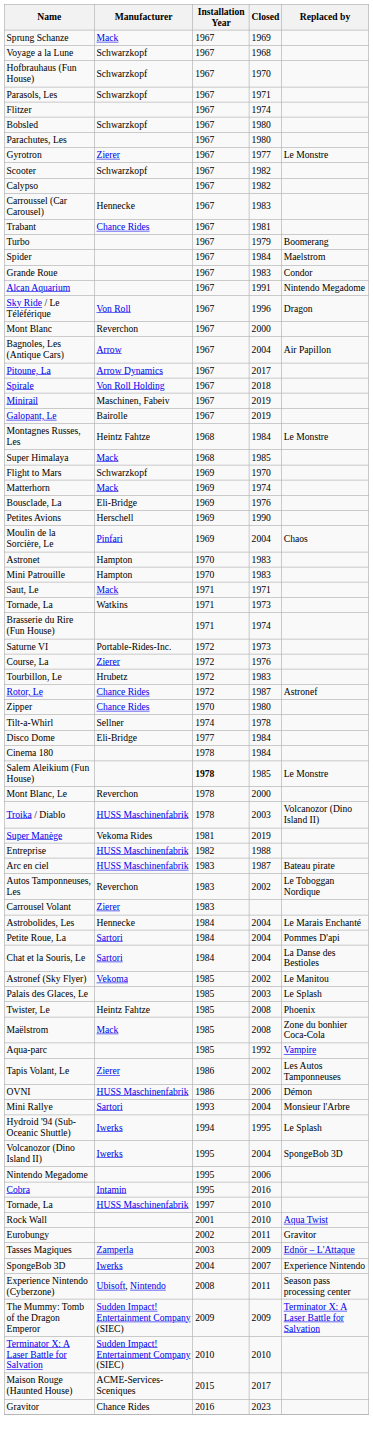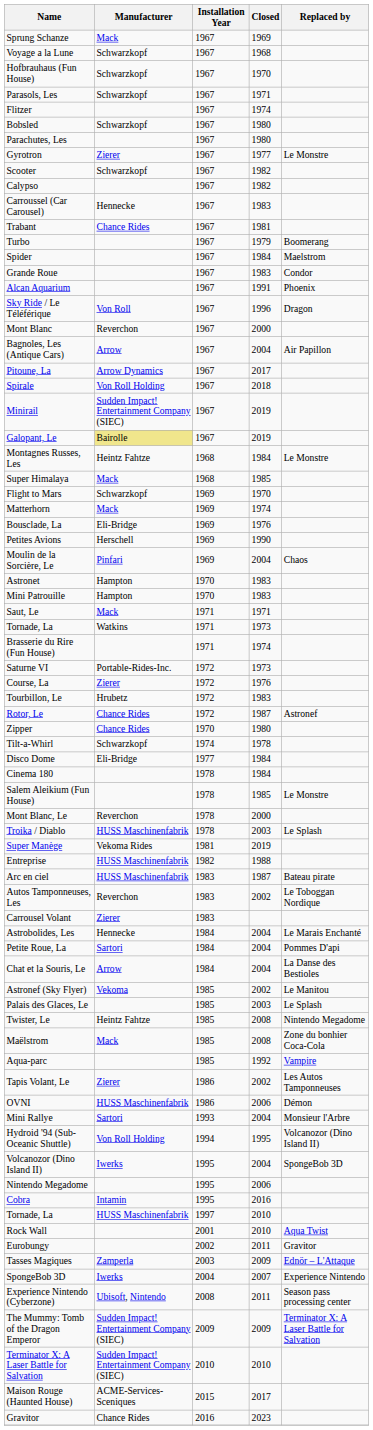(324, 288) Nintendo Megadome -> (299, 288) Phoenix
(133, 401) Maschinen, Fabeiv -> (144, 411) Sudden Impact! Entertainment Company (SIEC)
(112, 416) no background -> (112, 437) khaki background
(110, 722) Sellner -> (122, 744) Schwarzkopf
(205, 773) bold -> (205, 795) normal
(318, 815) Volcanozor (Dino Island II) -> (303, 831) Le Splash
(110, 958) Sartori -> (109, 969) Arrow
(299, 1009) Phoenix -> (324, 1020) Nintendo Megadome
(110, 1127) Iwerks -> (131, 1138) Von Roll Holding
(303, 1127) Le Splash -> (318, 1138) Volcanozor (Dino Island II)
